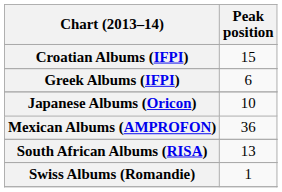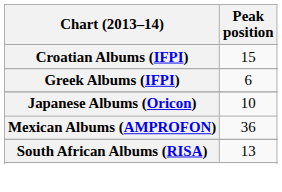- row: (112, 174)
